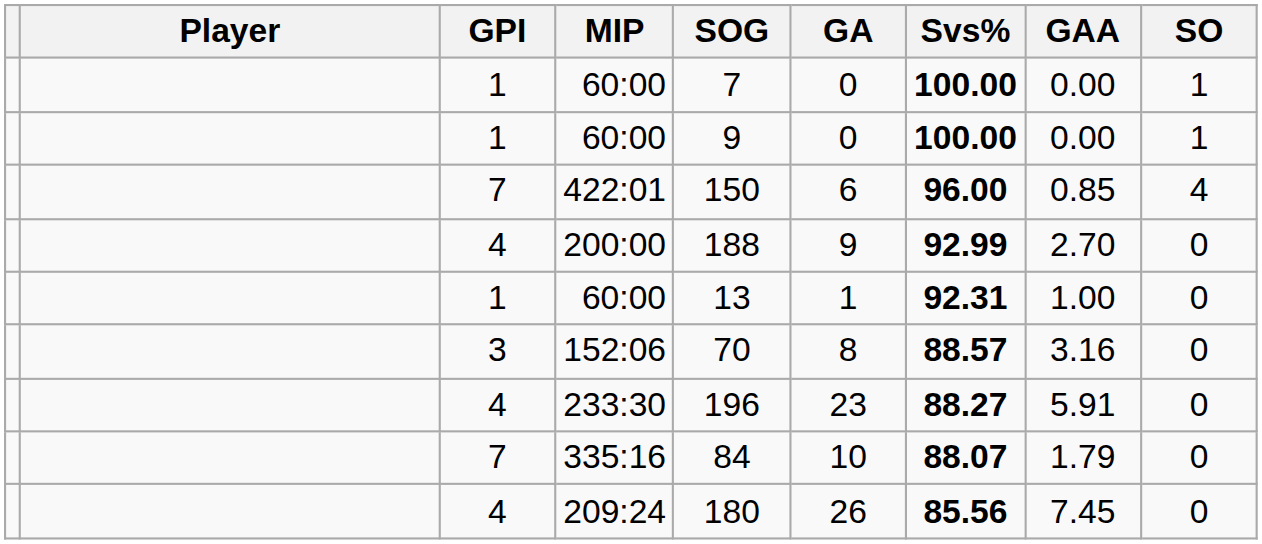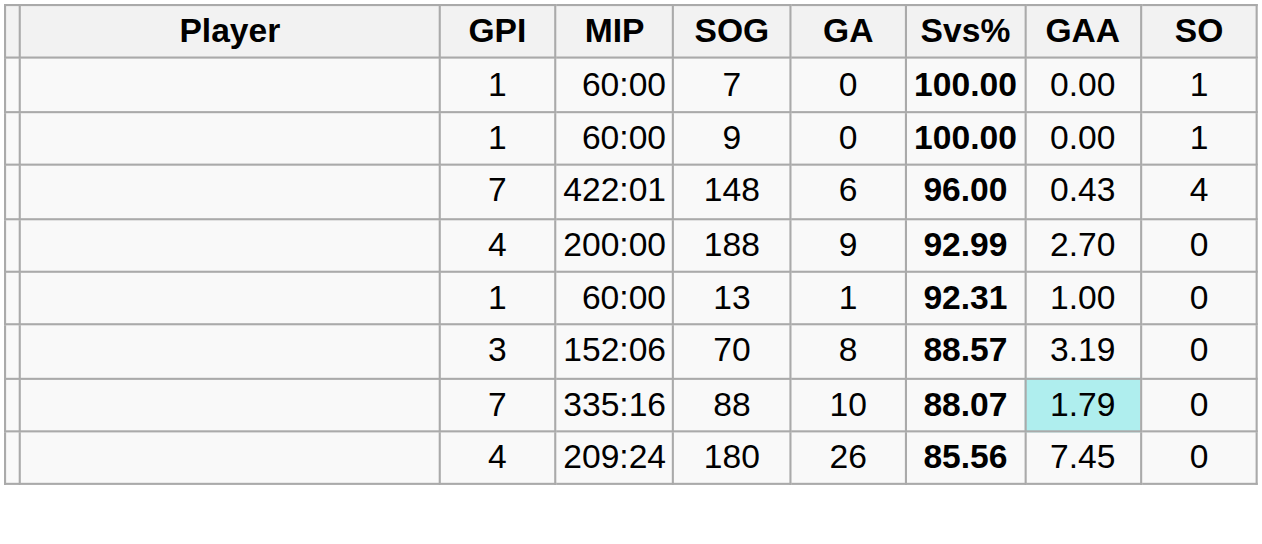(732, 191) 150 -> (732, 191) 148
(1083, 191) 0.85 -> (1083, 191) 0.43
(1083, 350) 3.16 -> (1083, 350) 3.19
- row: (497, 404)
(732, 457) 84 -> (732, 404) 88
(1083, 457) no background -> (1083, 404) paleturquoise background
